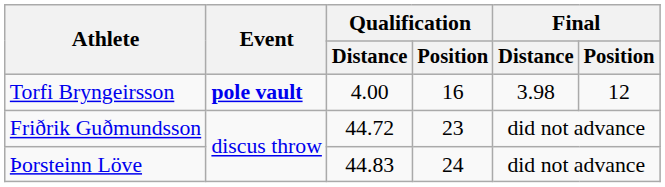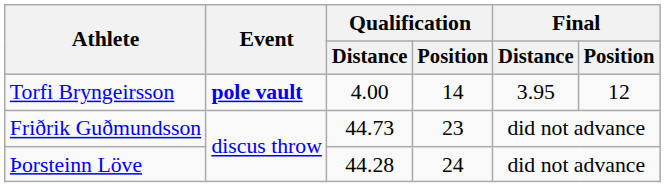(453, 92) 16 -> (453, 92) 14
(536, 92) 3.98 -> (536, 92) 3.95
(370, 128) 44.72 -> (370, 128) 44.73
(370, 164) 44.83 -> (370, 164) 44.28
